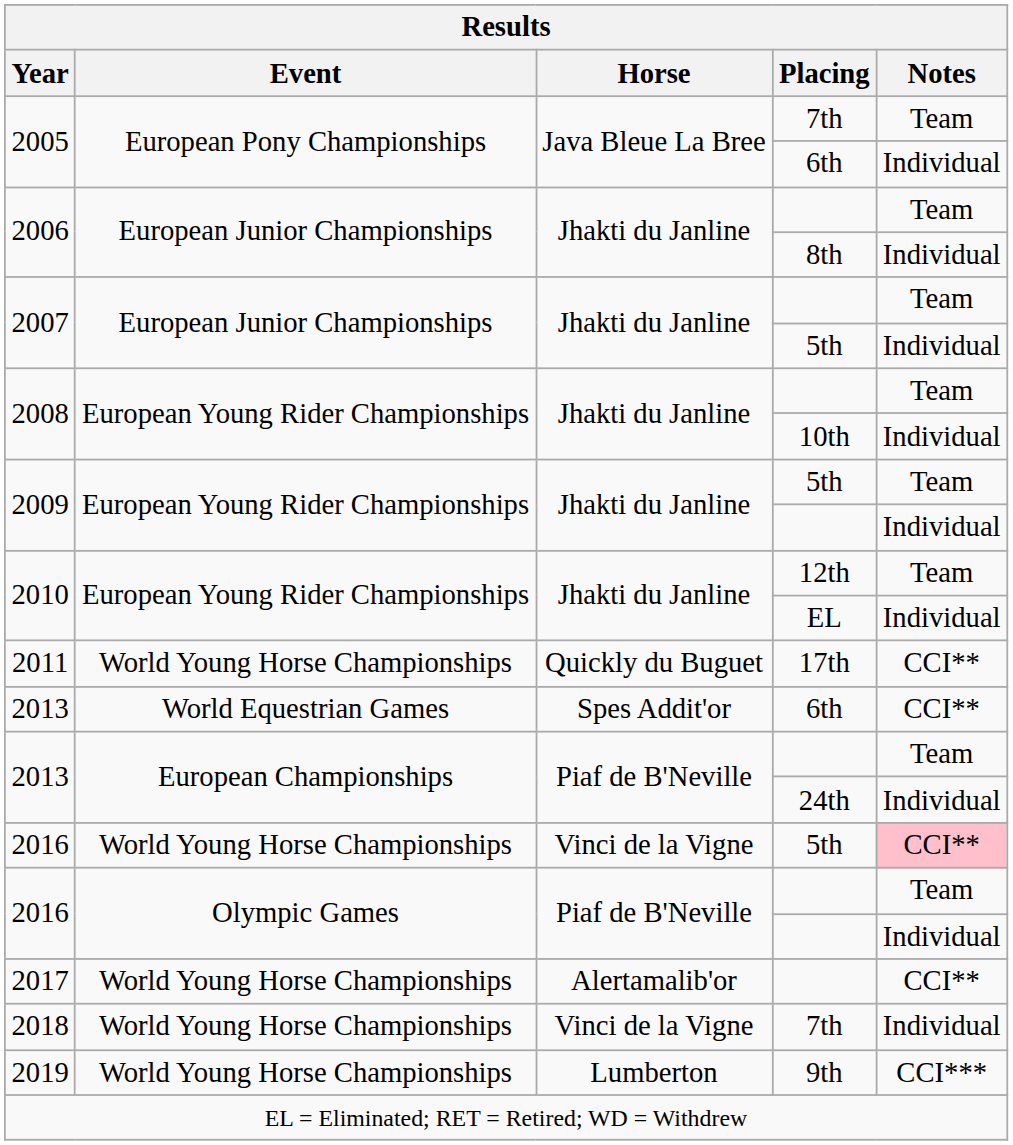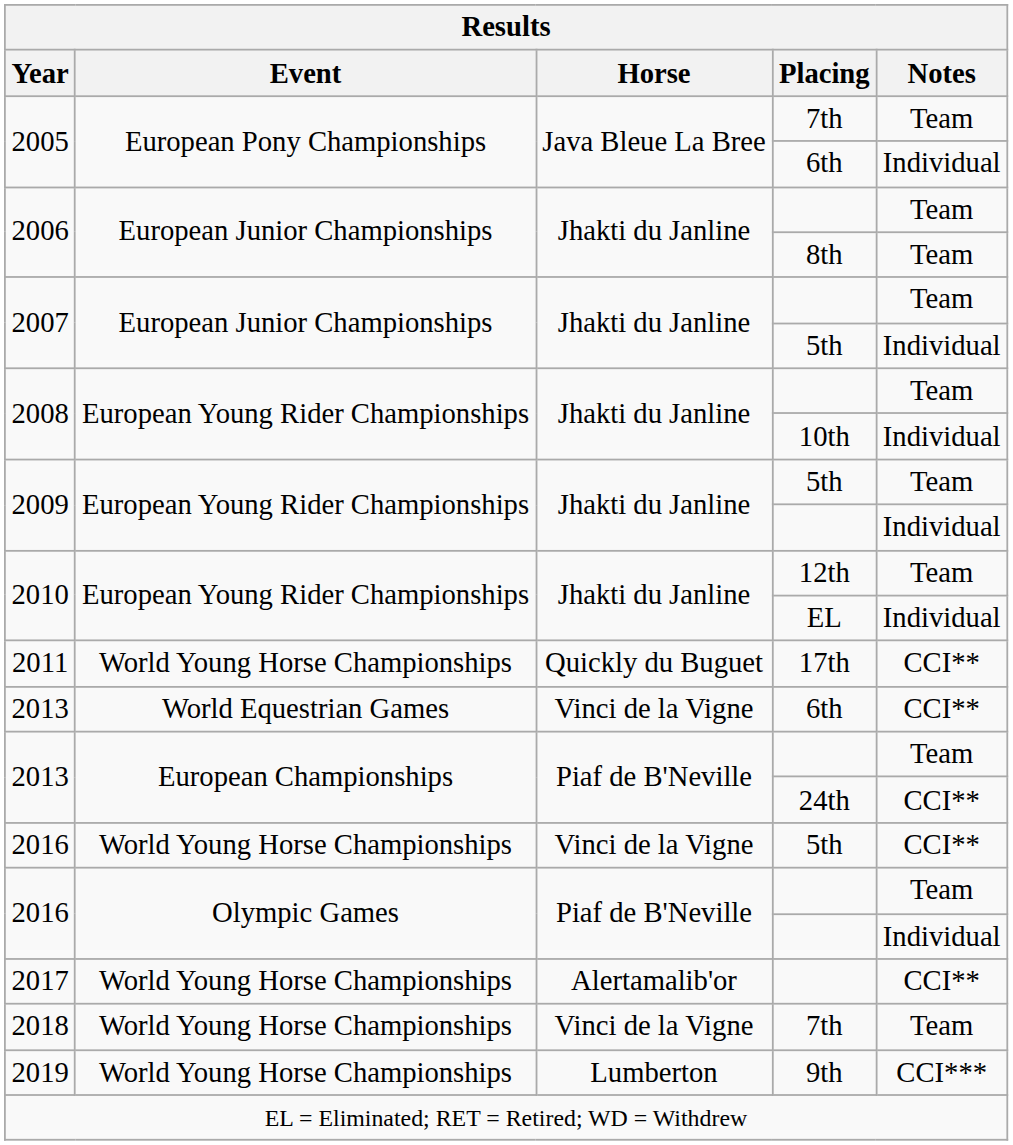(942, 254) Individual -> (942, 254) Team
(654, 708) Spes Addit'or -> (654, 708) Vinci de la Vigne
(942, 799) Individual -> (942, 799) CCI**
(942, 844) pink background -> (942, 844) no background
(942, 1026) Individual -> (942, 1026) Team
